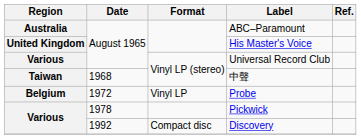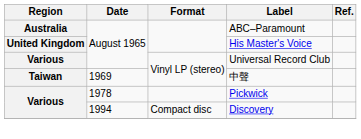(100, 77) 1968 -> (100, 77) 1969
- row: (243, 94)
(100, 126) 1992 -> (100, 110) 1994
